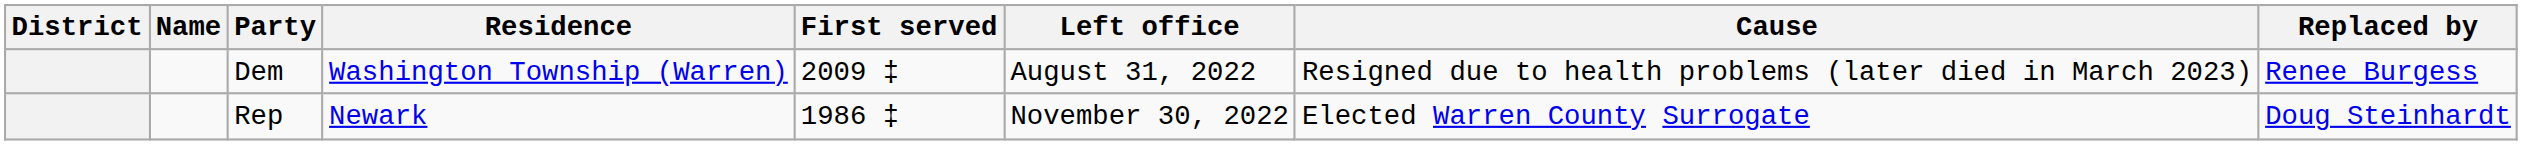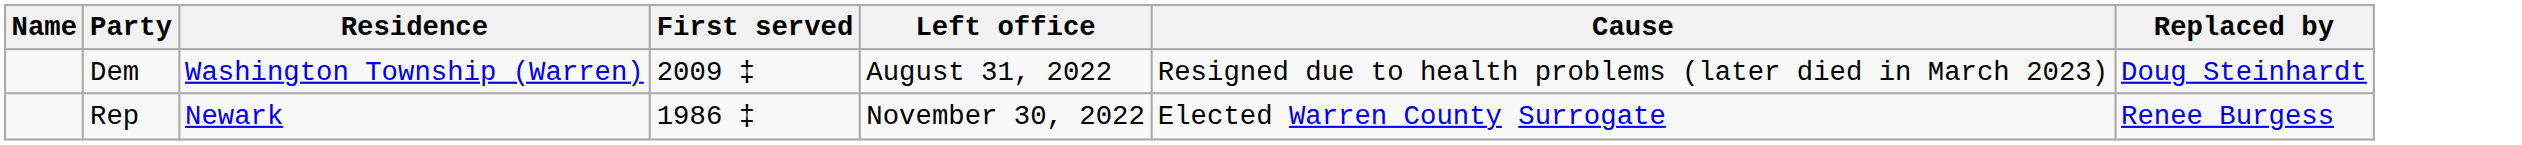- column: (77, 27)
(2372, 72) Renee Burgess -> (2244, 72) Doug Steinhardt
(2388, 116) Doug Steinhardt -> (2228, 116) Renee Burgess
